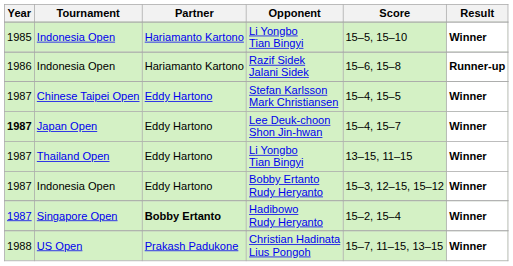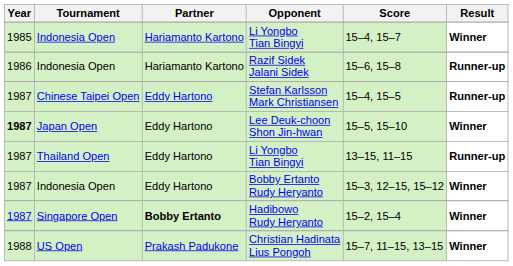(376, 37) 15–5, 15–10 -> (373, 37) 15–4, 15–7
(468, 97) Winner -> (477, 97) Runner-up
(373, 127) 15–4, 15–7 -> (376, 127) 15–5, 15–10
(468, 157) Winner -> (477, 157) Runner-up
